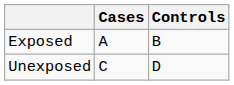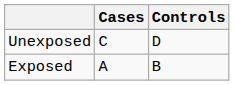rows swapped: (40, 42) <-> (50, 67)
